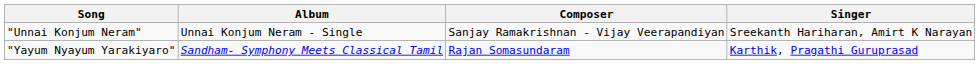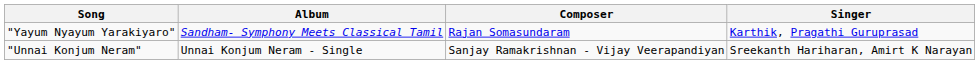rows swapped: (91, 50) <-> (74, 32)
